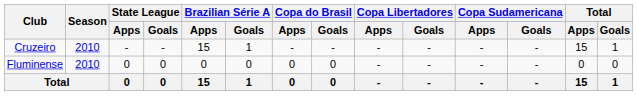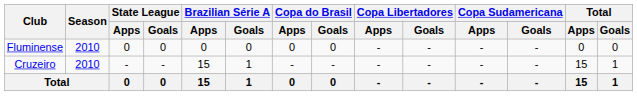rows swapped: (35, 64) <-> (35, 47)
